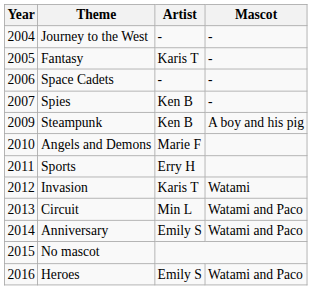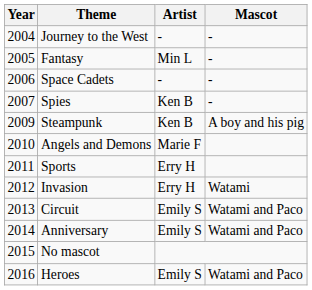(178, 58) Karis T -> (175, 58) Min L
(178, 187) Karis T -> (176, 187) Erry H
(175, 209) Min L -> (180, 209) Emily S
